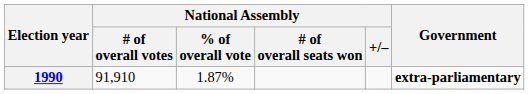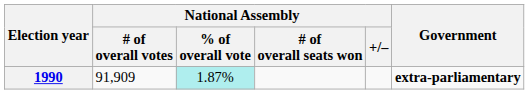(115, 77) 91,910 -> (115, 77) 91,909
(215, 77) no background -> (215, 77) paleturquoise background
